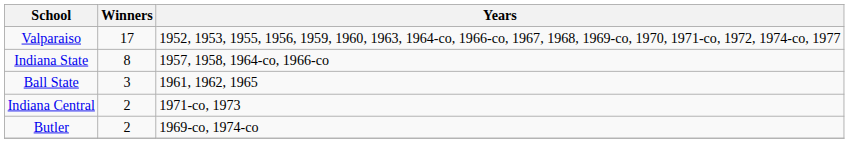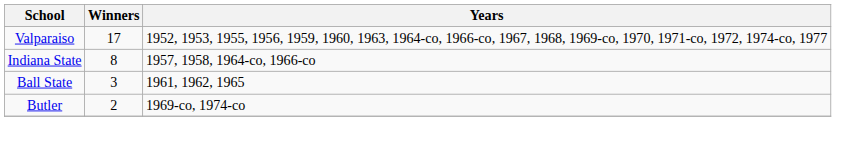- row: (51, 104)
